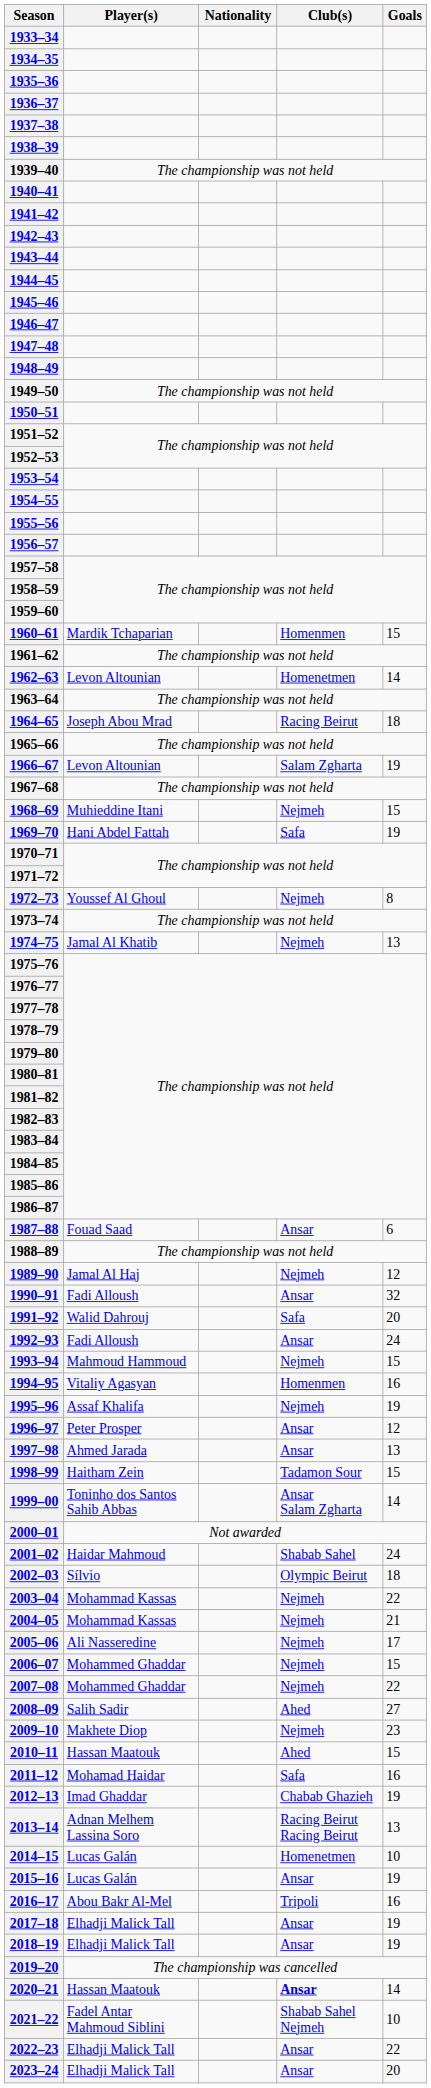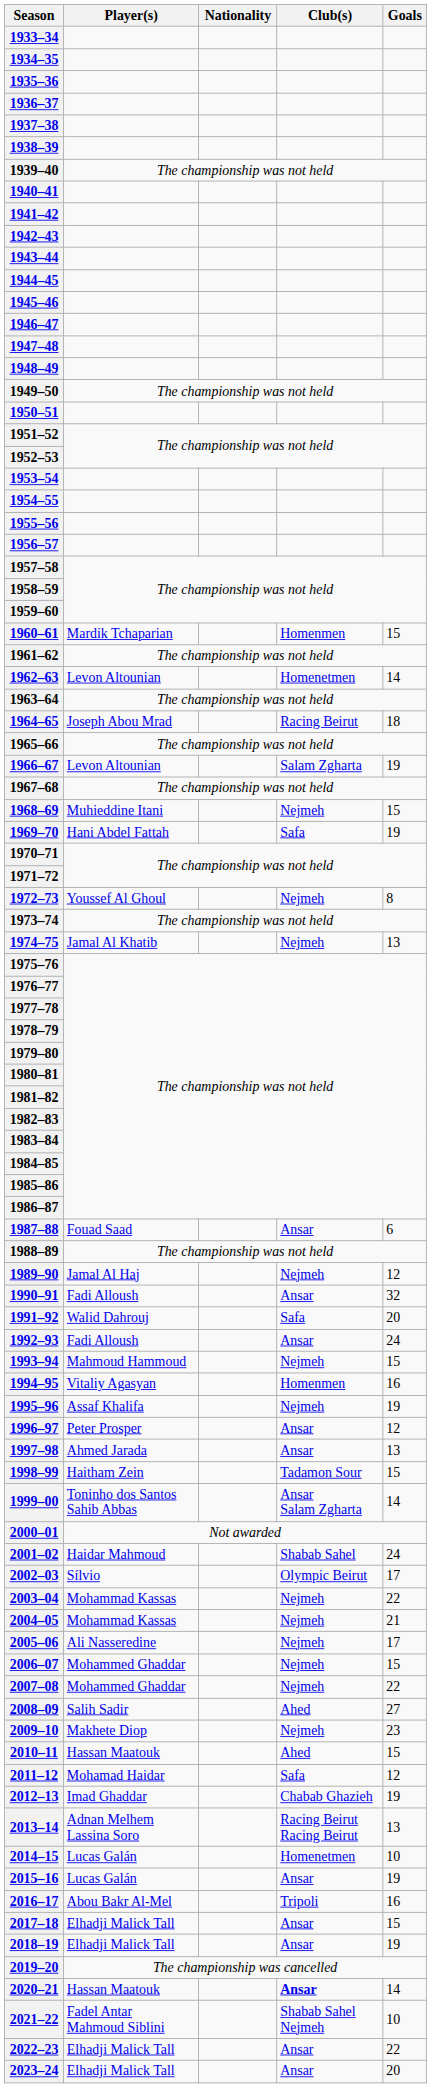(393, 1576) 18 -> (393, 1576) 17
(393, 1775) 16 -> (393, 1775) 12
(393, 1923) 19 -> (393, 1923) 15
